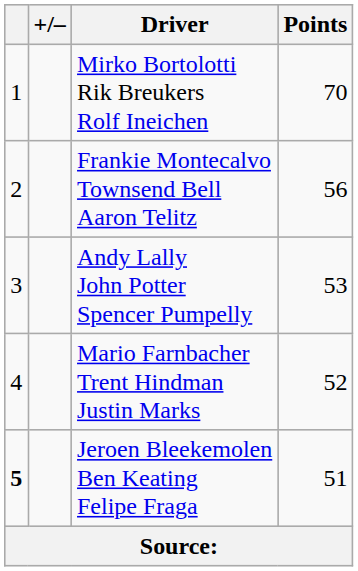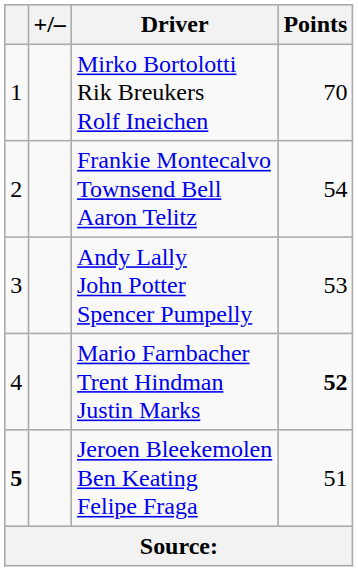(335, 189) 56 -> (335, 189) 54
(335, 381) normal -> (335, 381) bold
